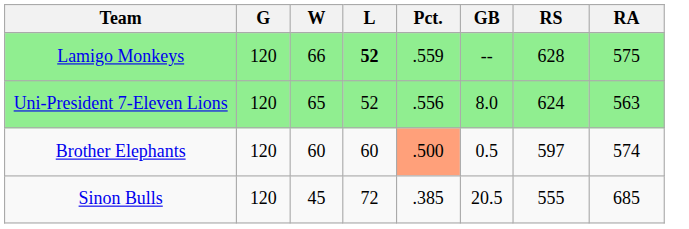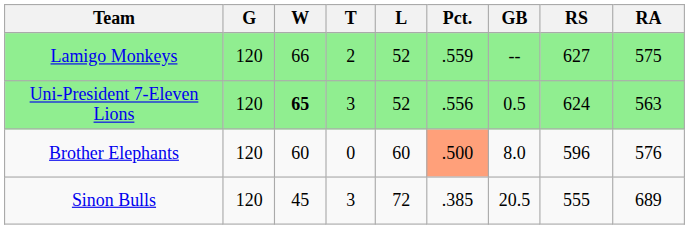+ column: (351, 18)
(369, 56) bold -> (401, 56) normal
(551, 56) 628 -> (576, 56) 627
(316, 104) normal -> (300, 104) bold
(487, 104) 8.0 -> (515, 104) 0.5
(487, 151) 0.5 -> (515, 152) 8.0
(551, 151) 597 -> (576, 152) 596
(627, 151) 574 -> (648, 152) 576
(627, 199) 685 -> (648, 200) 689
